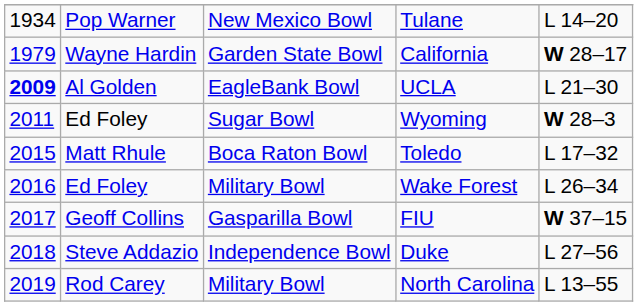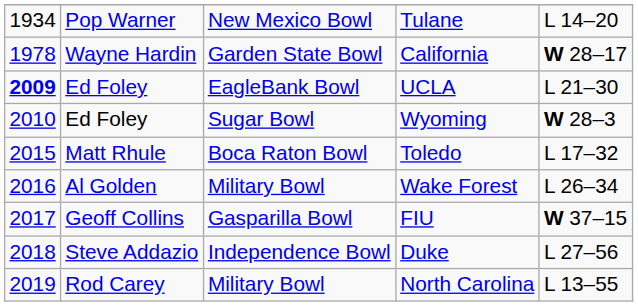(33, 53) 1979 -> (33, 53) 1978
(111, 86) Al Golden -> (106, 86) Ed Foley
(32, 119) 2011 -> (33, 119) 2010
(106, 185) Ed Foley -> (111, 185) Al Golden
